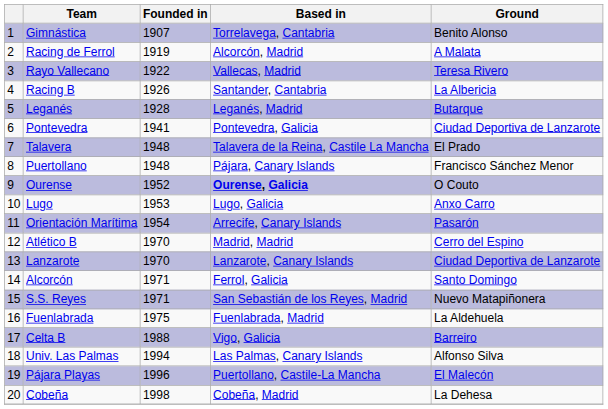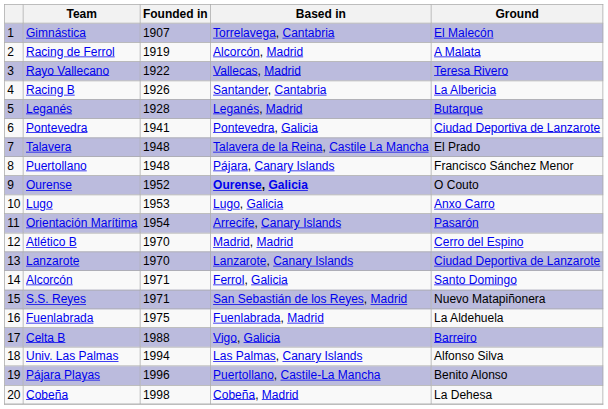(471, 33) Benito Alonso -> (464, 33) El Malecón
(464, 375) El Malecón -> (471, 375) Benito Alonso
